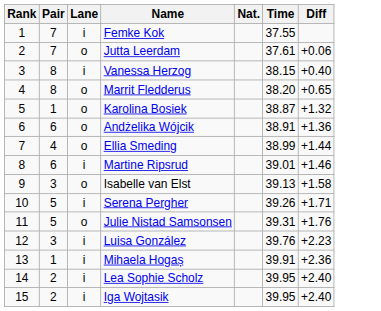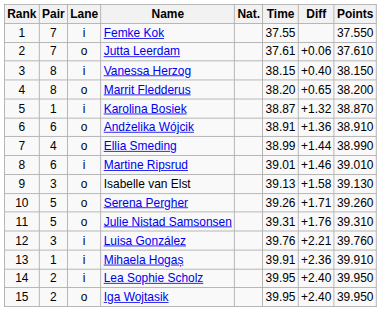+ column: (355, 14)
(84, 109) o -> (84, 109) i
(84, 203) i -> (84, 203) o
(316, 241) +2.23 -> (316, 241) +2.21
(84, 297) i -> (84, 297) o
